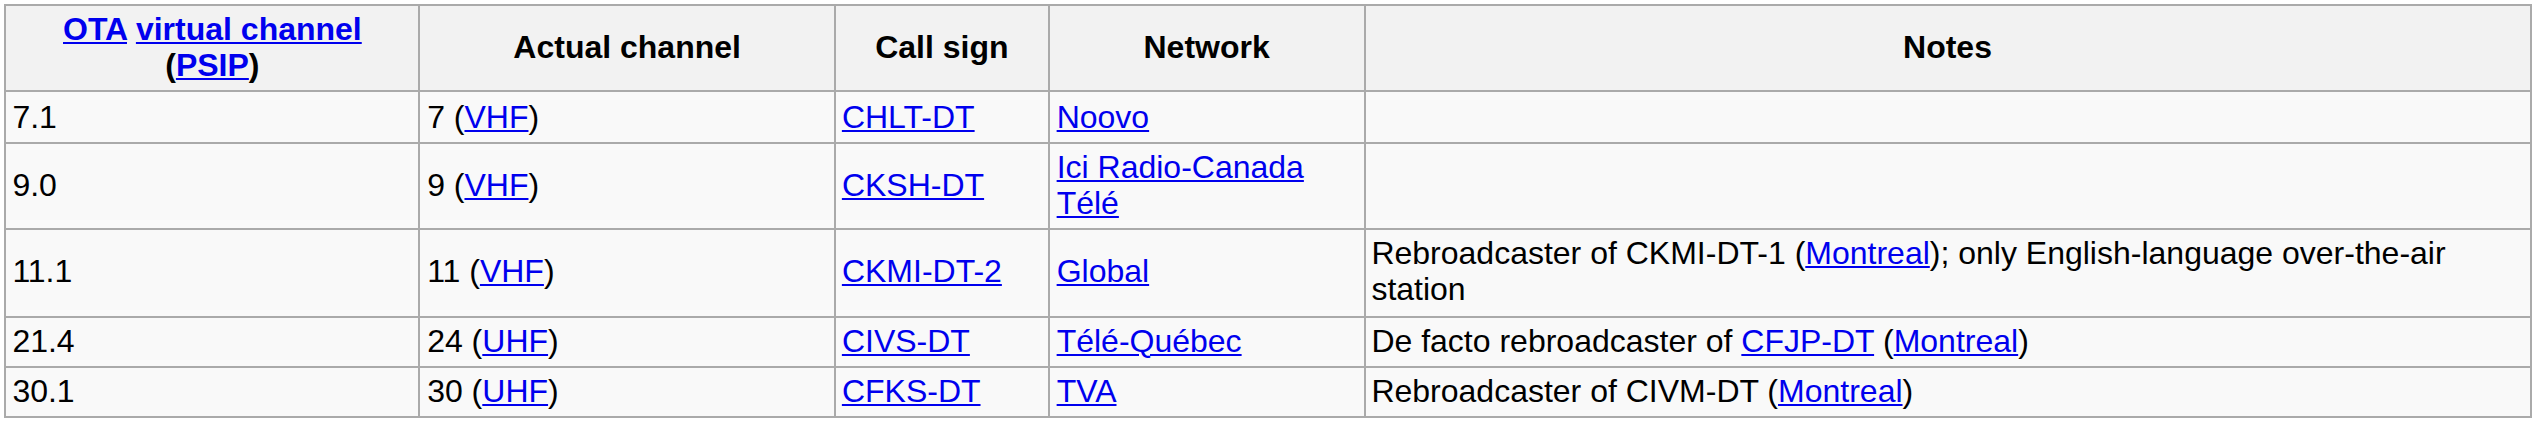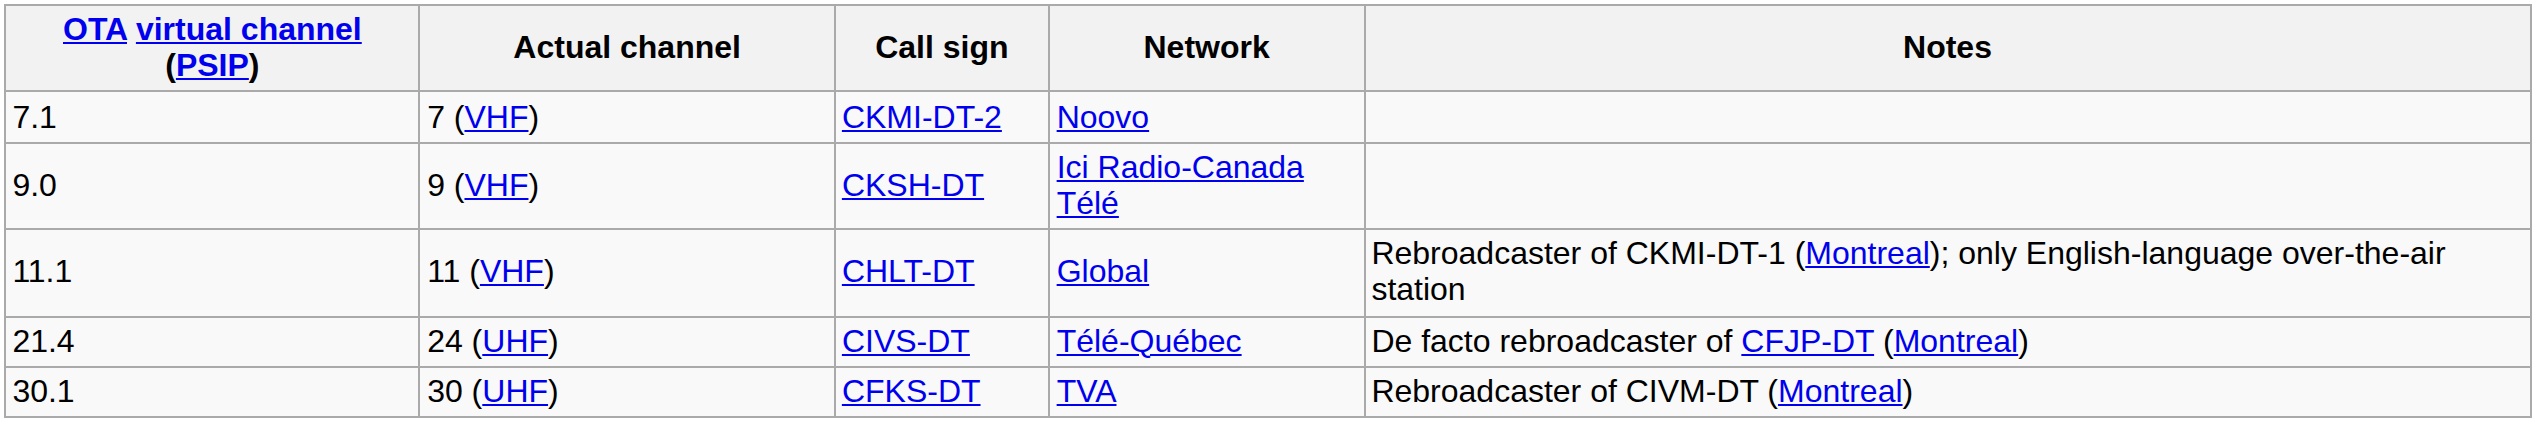(908, 116) CHLT-DT -> (922, 116) CKMI-DT-2
(922, 272) CKMI-DT-2 -> (908, 272) CHLT-DT
